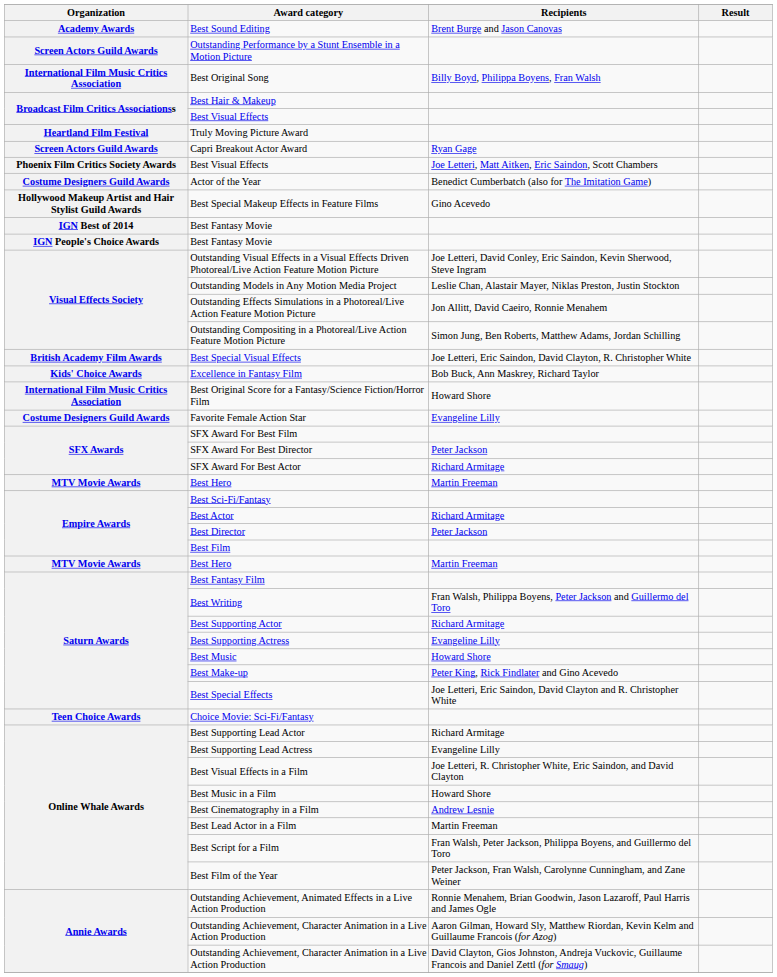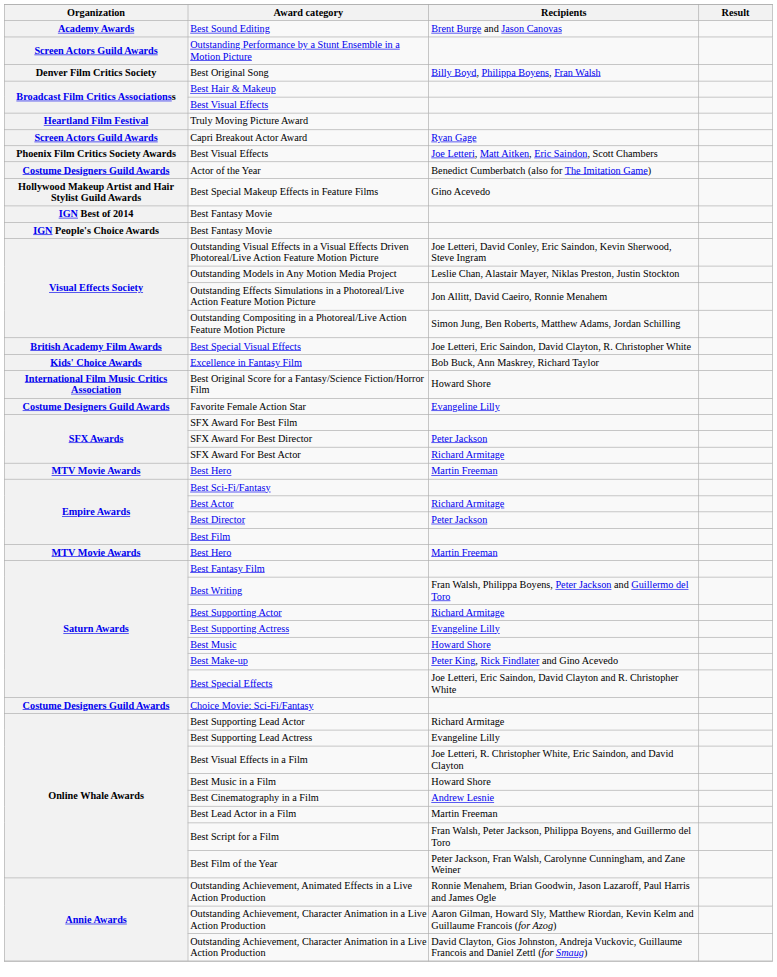(96, 78) International Film Music Critics Association -> (96, 72) Denver Film Critics Society
(96, 717) Teen Choice Awards -> (96, 705) Costume Designers Guild Awards
